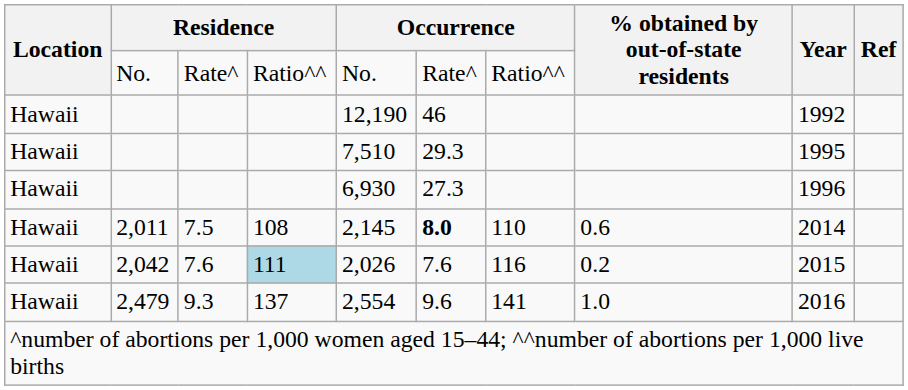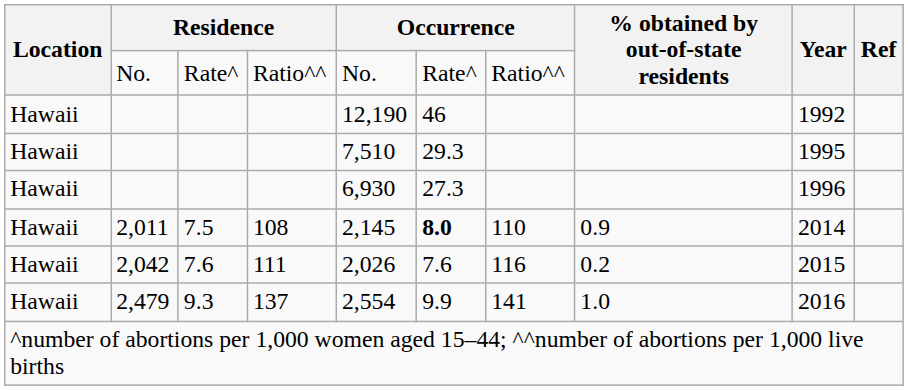(595, 226) 0.6 -> (595, 226) 0.9
(270, 264) lightblue background -> (270, 264) no background
(437, 301) 9.6 -> (437, 301) 9.9
